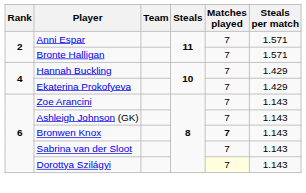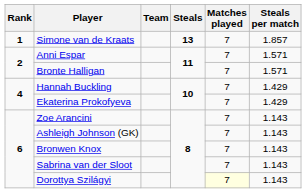+ row: (85, 39)
(227, 134) bold -> (227, 149) normal
